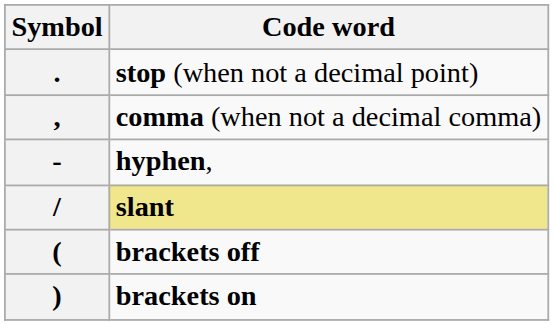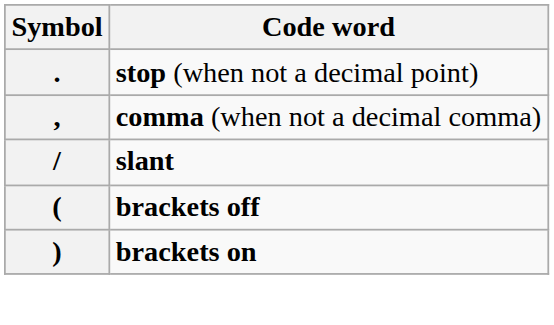- row: (57, 161)
(145, 206) khaki background -> (145, 161) no background
